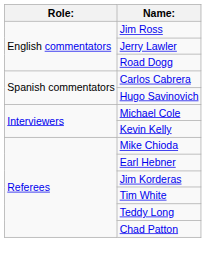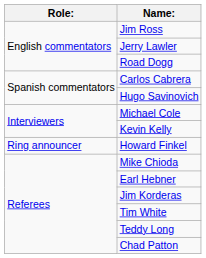+ row: (153, 146)
